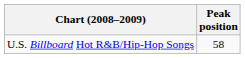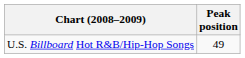(219, 44) 58 -> (219, 44) 49
